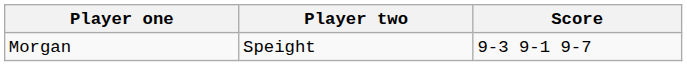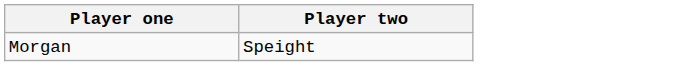- column: (577, 19)
